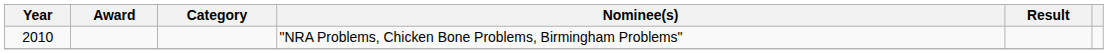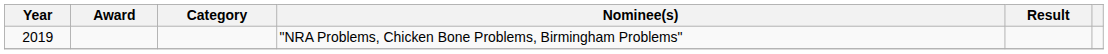(38, 37) 2010 -> (38, 37) 2019
